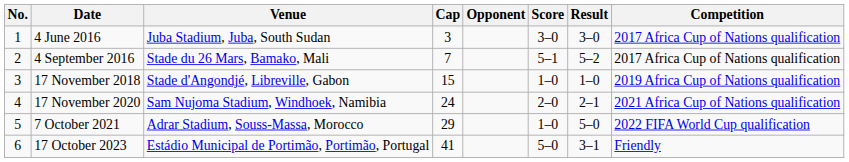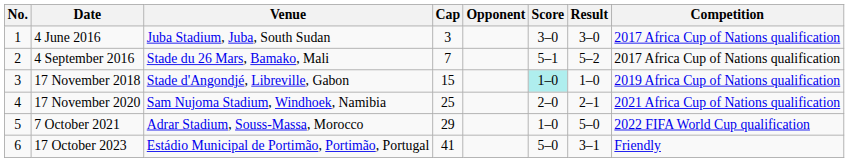(548, 80) no background -> (548, 80) paleturquoise background
(448, 102) 24 -> (448, 102) 25
